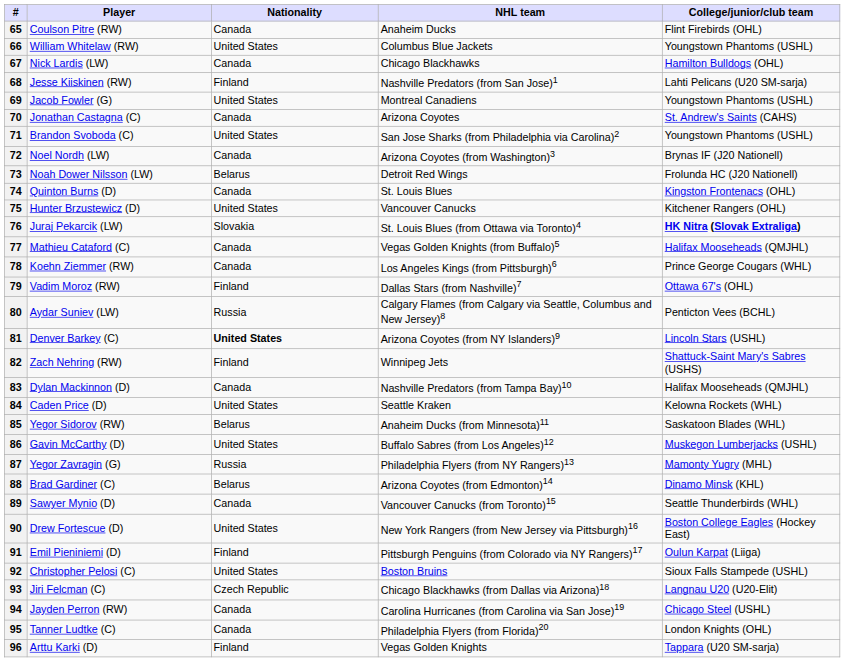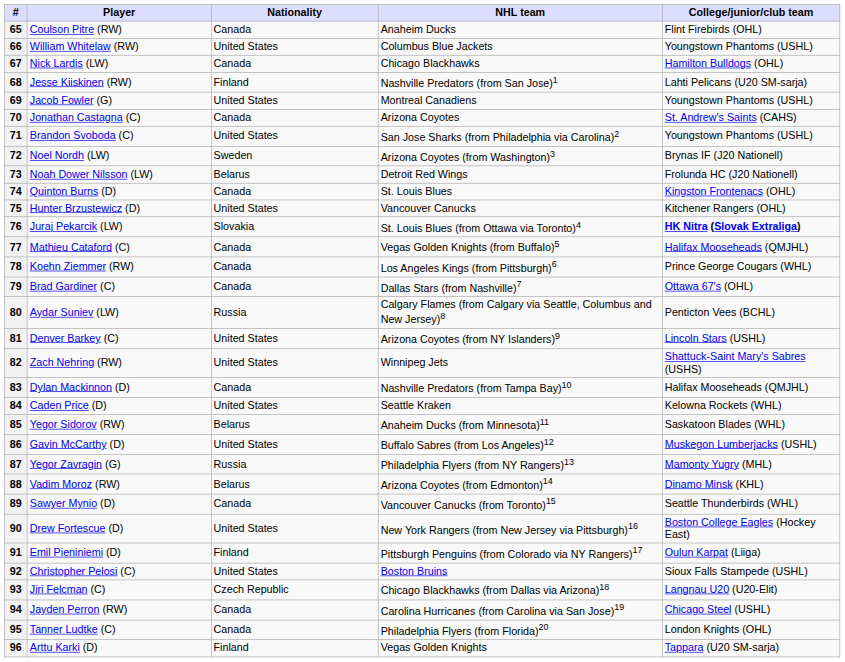(232, 156) Canada -> (233, 156) Sweden
(75, 286) Vadim Moroz (RW) -> (72, 286) Brad Gardiner (C)
(231, 286) Finland -> (232, 286) Canada
(248, 338) bold -> (246, 338) normal
(231, 363) Finland -> (246, 363) United States
(72, 484) Brad Gardiner (C) -> (75, 484) Vadim Moroz (RW)
